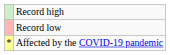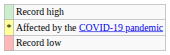rows swapped: (39, 27) <-> (90, 43)
